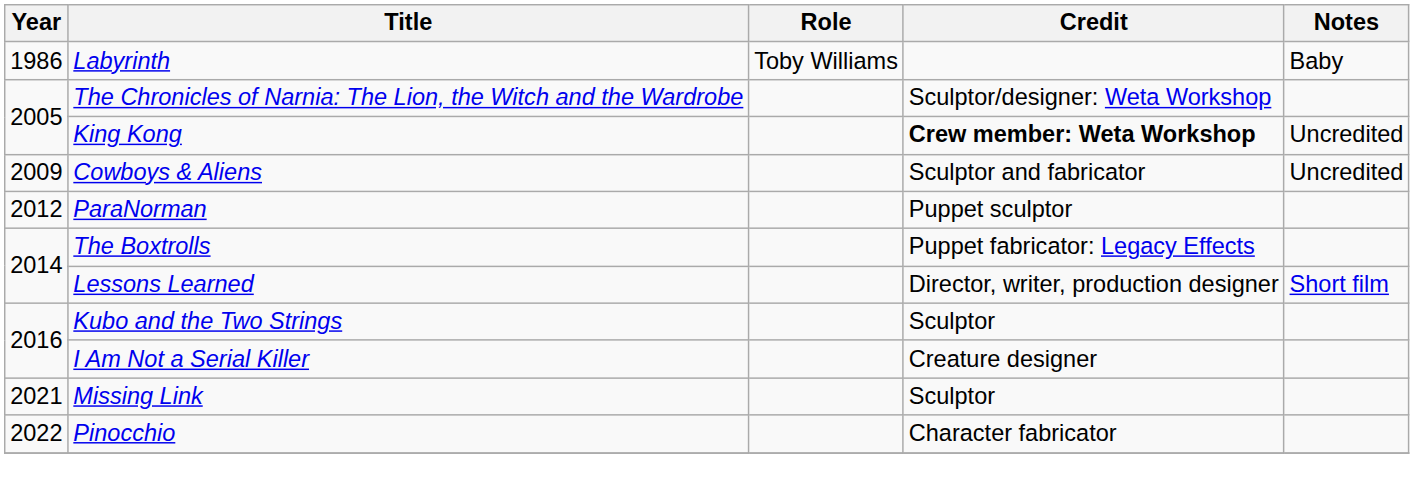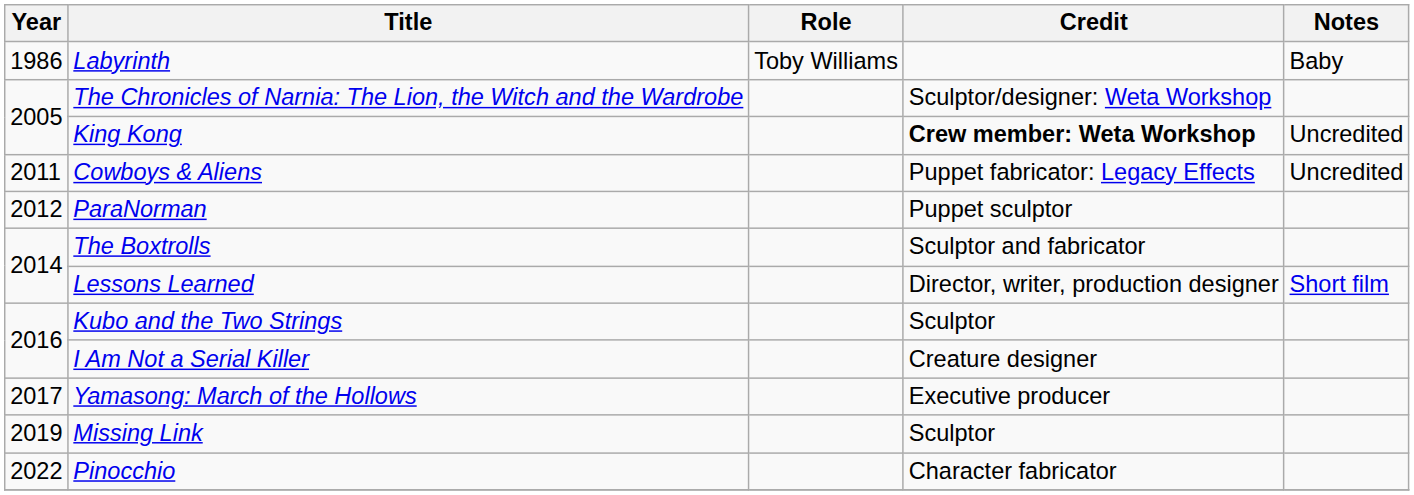(36, 172) 2009 -> (35, 172) 2011
(1027, 172) Sculptor and fabricator -> (1082, 172) Puppet fabricator: Legacy Effects
(1082, 246) Puppet fabricator: Legacy Effects -> (1027, 246) Sculptor and fabricator
+ row: (245, 396)
(36, 396) 2021 -> (36, 433) 2019
